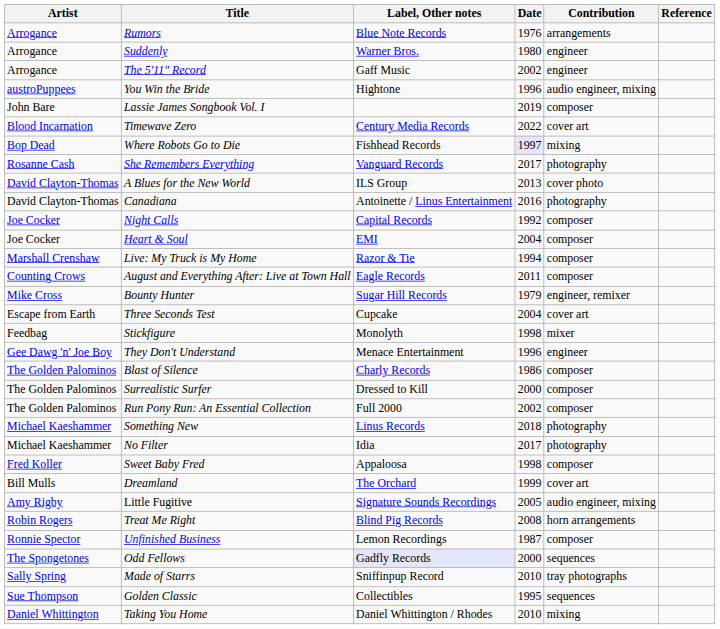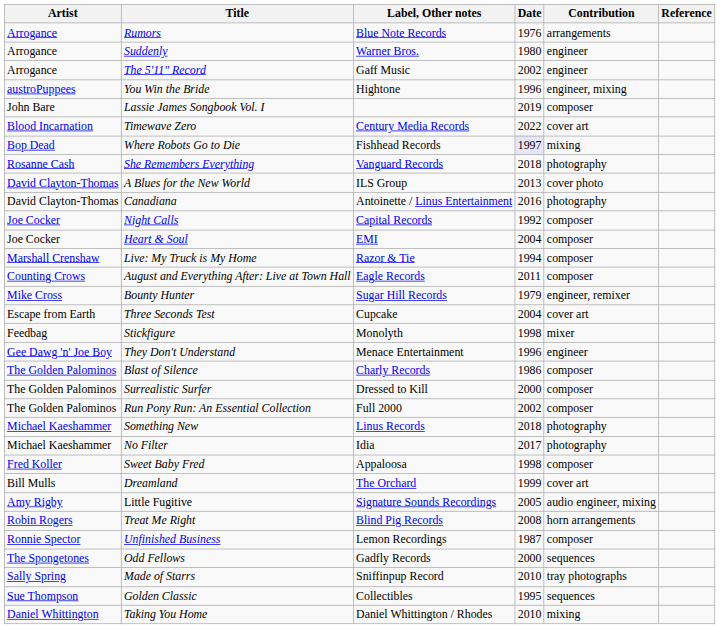(601, 88) audio engineer, mixing -> (587, 88) engineer, mixing
(530, 164) 2017 -> (530, 164) 2018
(393, 558) lavender background -> (393, 558) no background
